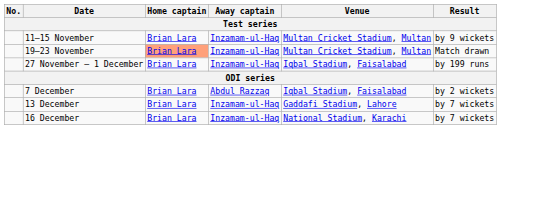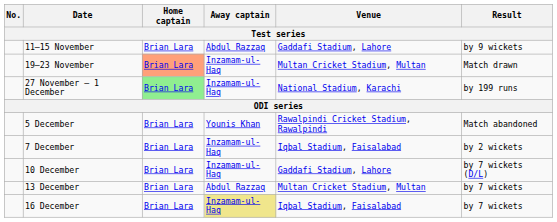(245, 38) Inzamam-ul-Haq -> (236, 47) Abdul Razzaq
(357, 38) Multan Cricket Stadium, Multan -> (335, 47) Gaddafi Stadium, Lahore
(172, 64) no background -> (169, 88) lightgreen background
(345, 64) Iqbal Stadium, Faisalabad -> (339, 88) National Stadium, Karachi
+ row: (50, 124)
(240, 91) Abdul Razzaq -> (233, 147) Inzamam-ul-Haq
+ row: (52, 170)
(245, 104) Inzamam-ul-Haq -> (236, 188) Abdul Razzaq
(340, 104) Gaddafi Stadium, Lahore -> (352, 188) Multan Cricket Stadium, Multan
(245, 118) no background -> (233, 206) khaki background
(345, 118) National Stadium, Karachi -> (339, 206) Iqbal Stadium, Faisalabad
